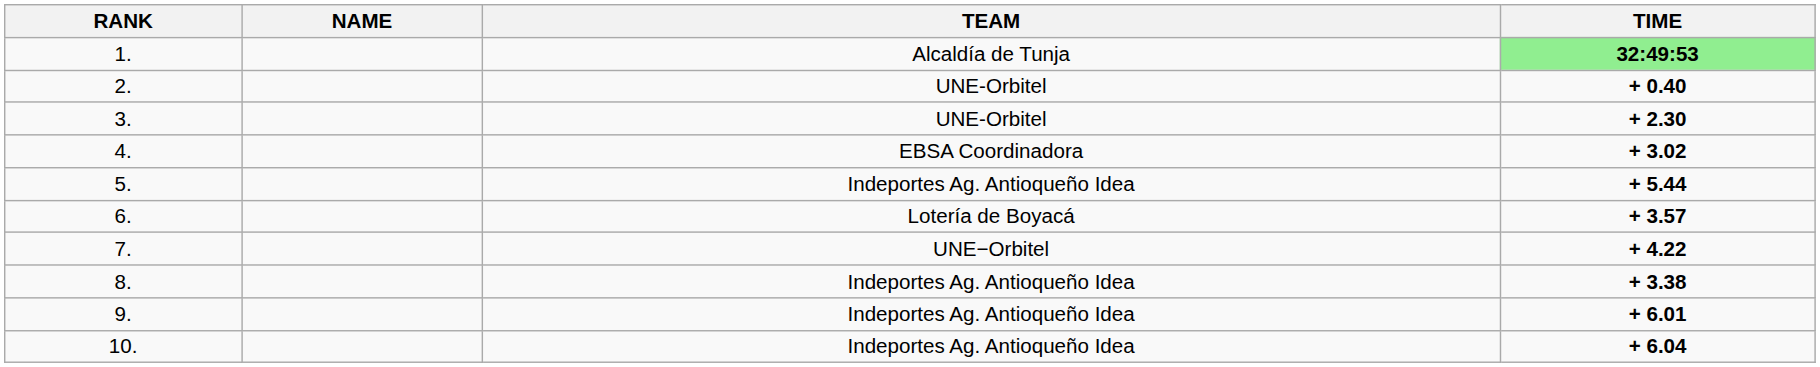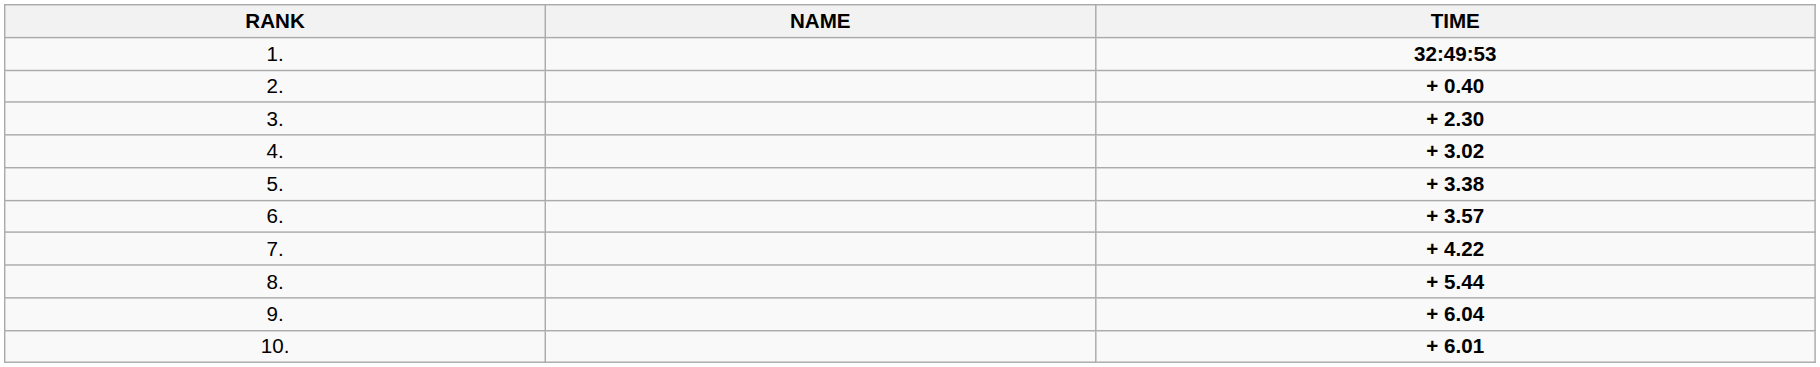- column: (991, 21)
(1658, 54) lightgreen background -> (1455, 54) no background
(1658, 184) + 5.44 -> (1455, 184) + 3.38
(1658, 282) + 3.38 -> (1455, 282) + 5.44
(1658, 314) + 6.01 -> (1455, 314) + 6.04
(1658, 347) + 6.04 -> (1455, 347) + 6.01
